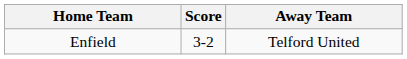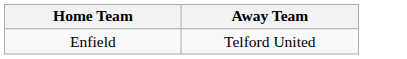- column: (203, 16)
